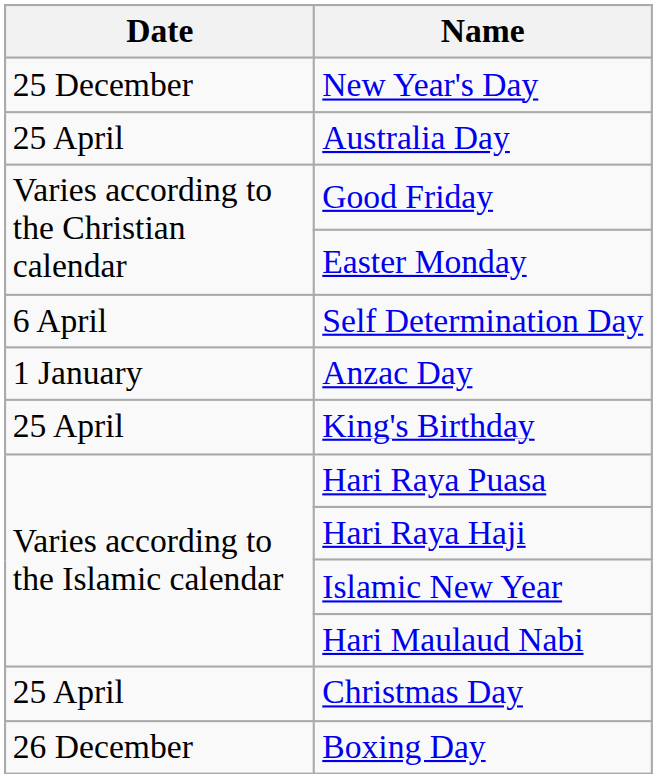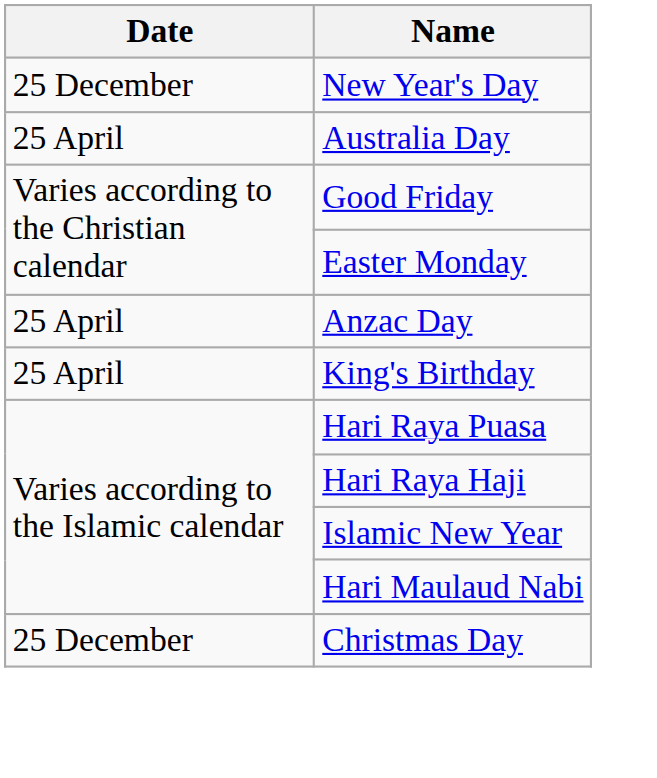- row: (483, 319)
(78, 373) 1 January -> (68, 319) 25 April
(68, 692) 25 April -> (103, 639) 25 December
- row: (404, 746)
